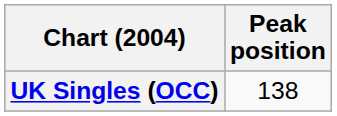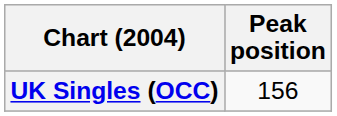(278, 90) 138 -> (278, 90) 156
